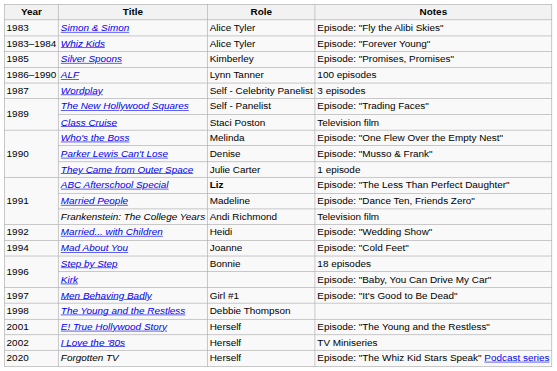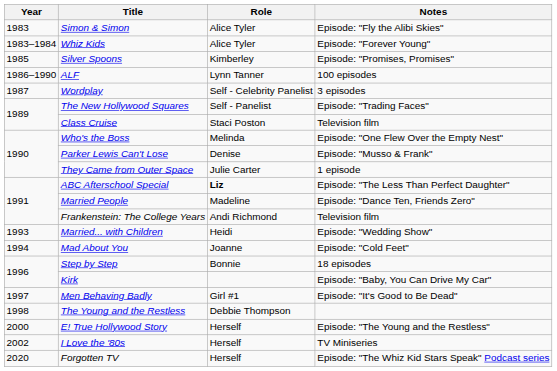(18, 232) 1992 -> (18, 232) 1993
(18, 327) 2001 -> (18, 327) 2000
